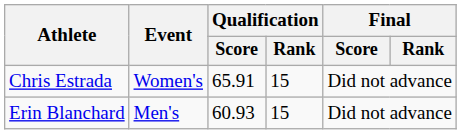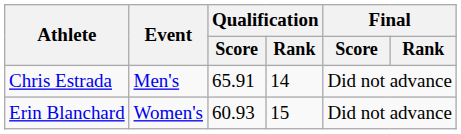(168, 81) Women's -> (156, 81) Men's
(280, 81) 15 -> (280, 81) 14
(156, 112) Men's -> (168, 112) Women's
